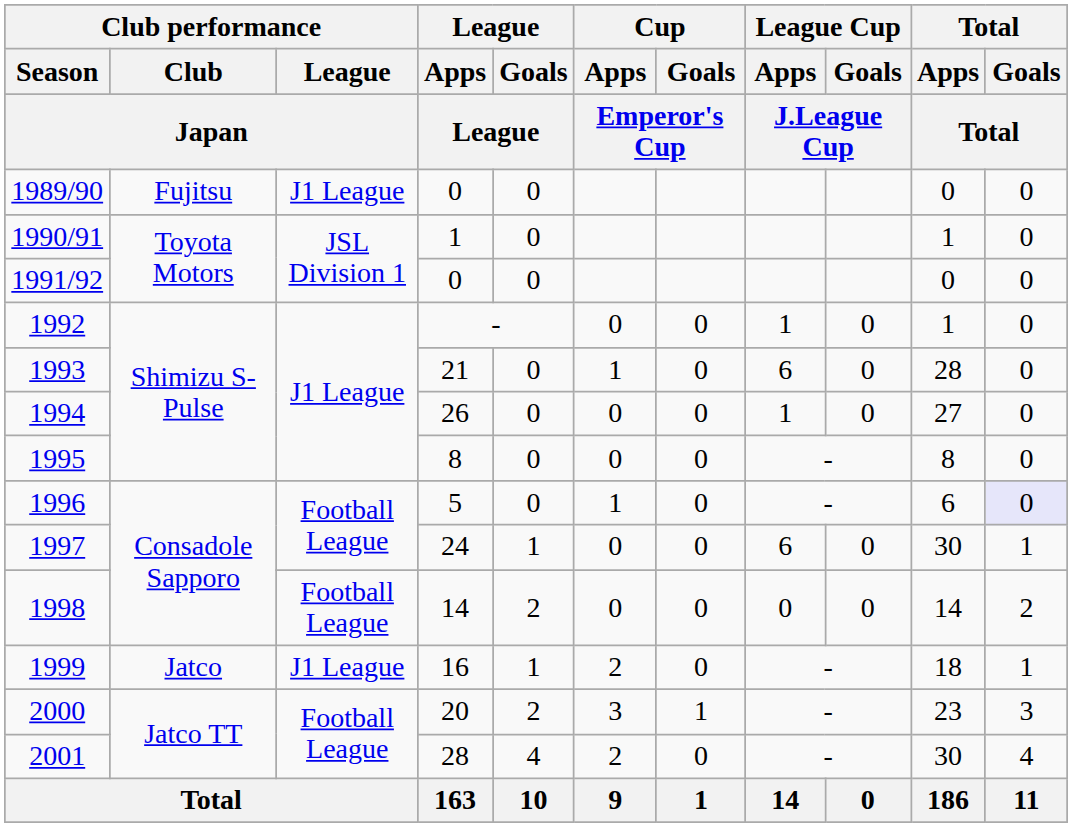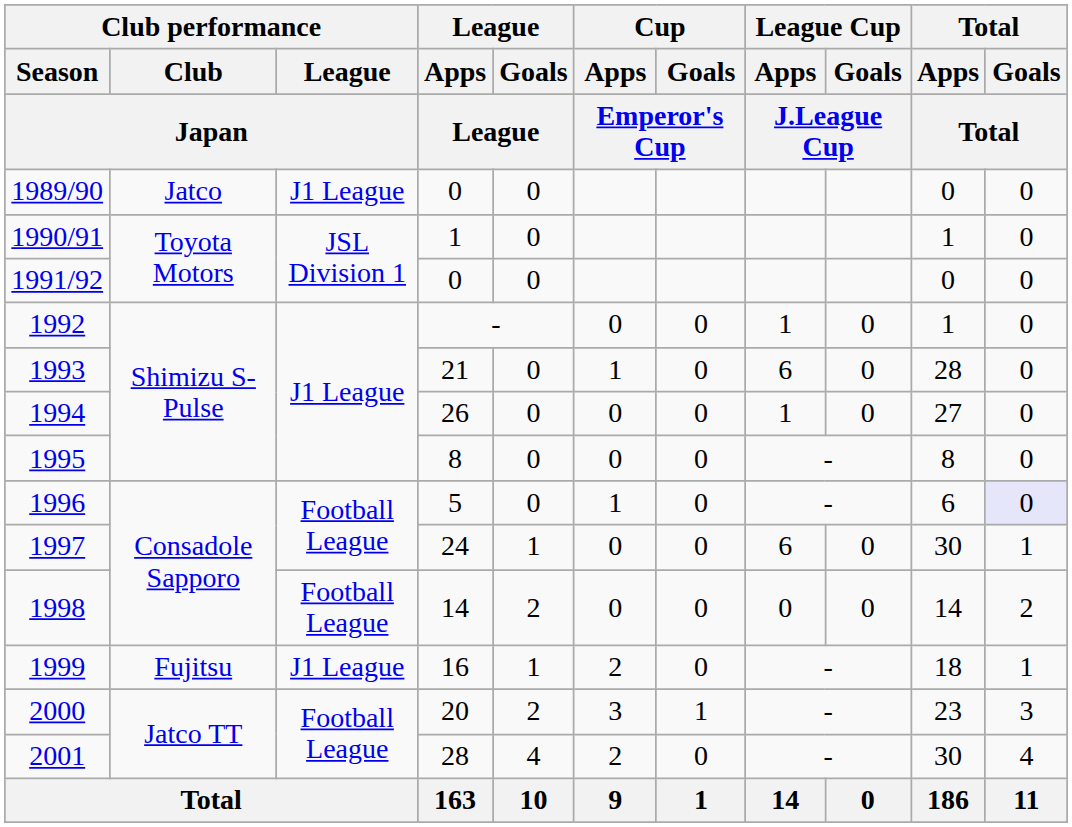(193, 191) Fujitsu -> (193, 191) Jatco
(193, 666) Jatco -> (193, 666) Fujitsu
